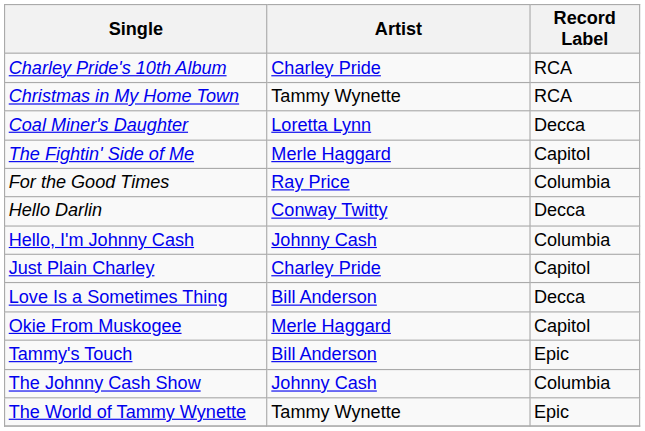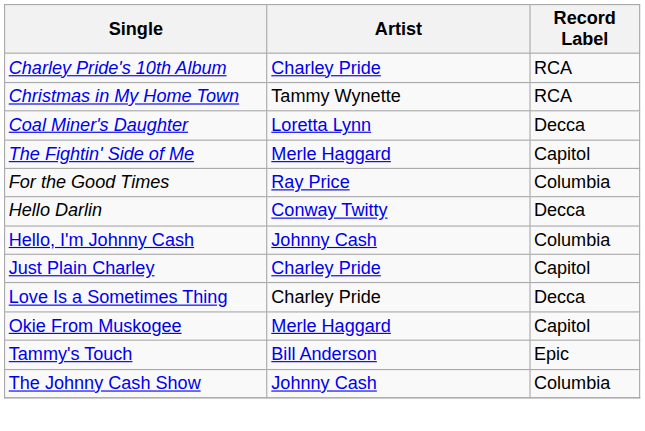(324, 297) Bill Anderson -> (326, 297) Charley Pride
- row: (127, 411)
